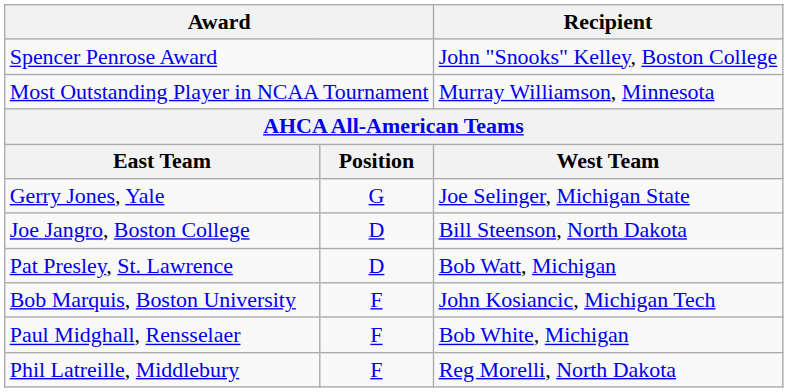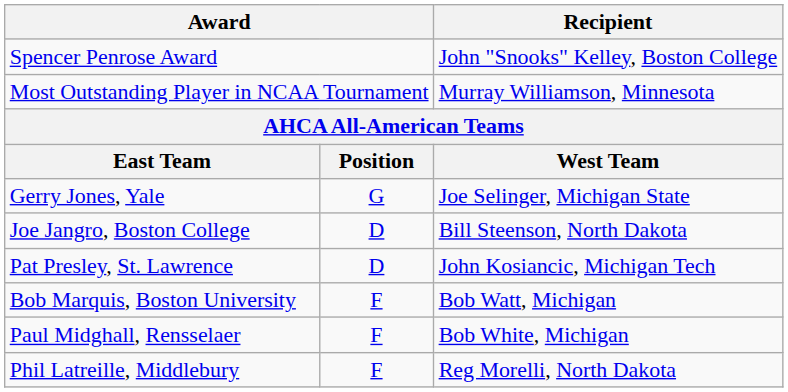(527, 265) Bob Watt, Michigan -> (577, 265) John Kosiancic, Michigan Tech
(577, 299) John Kosiancic, Michigan Tech -> (527, 299) Bob Watt, Michigan
